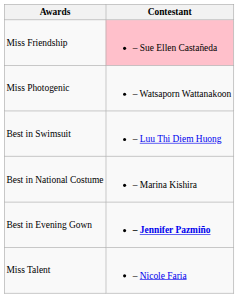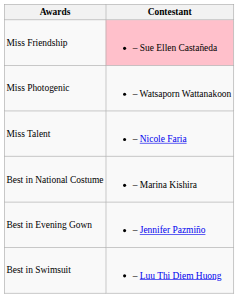rows swapped: (28, 270) <-> (39, 134)
(170, 231) bold -> (170, 231) normal
